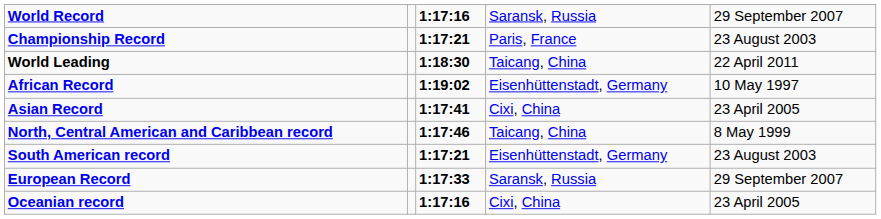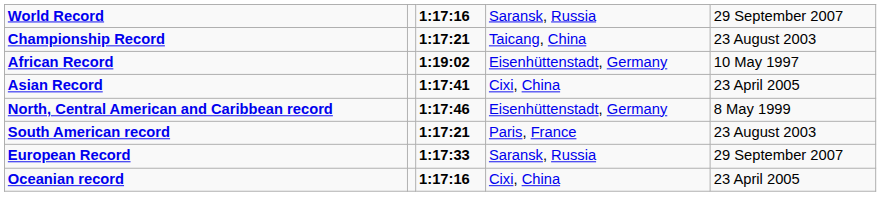(533, 39) Paris, France -> (538, 39) Taicang, China
- row: (59, 62)
(538, 132) Taicang, China -> (578, 109) Eisenhüttenstadt, Germany
(578, 156) Eisenhüttenstadt, Germany -> (533, 132) Paris, France
